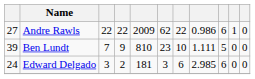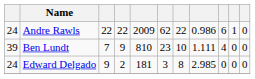(12, 30) 27 -> (12, 30) 24
(224, 47) 5 -> (224, 47) 4
(107, 64) 3 -> (107, 64) 9
(181, 64) 6 -> (181, 64) 8
(224, 64) 6 -> (224, 64) 0
